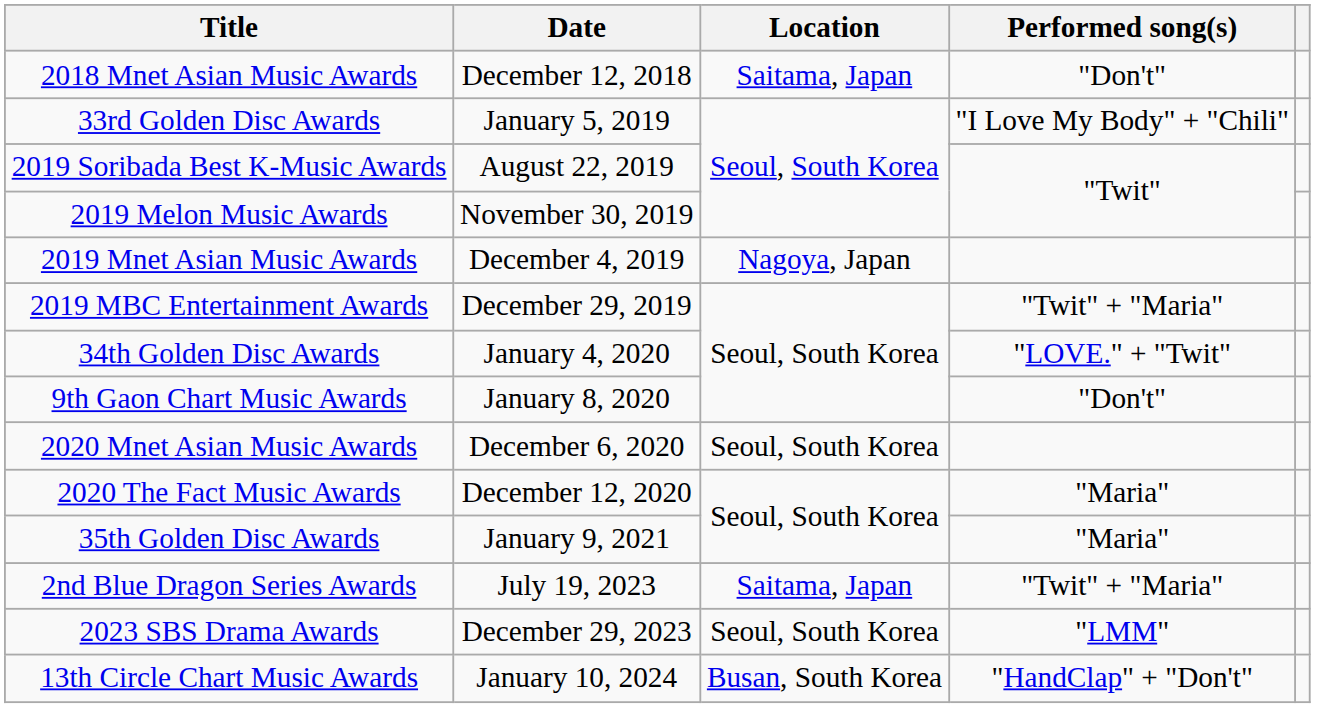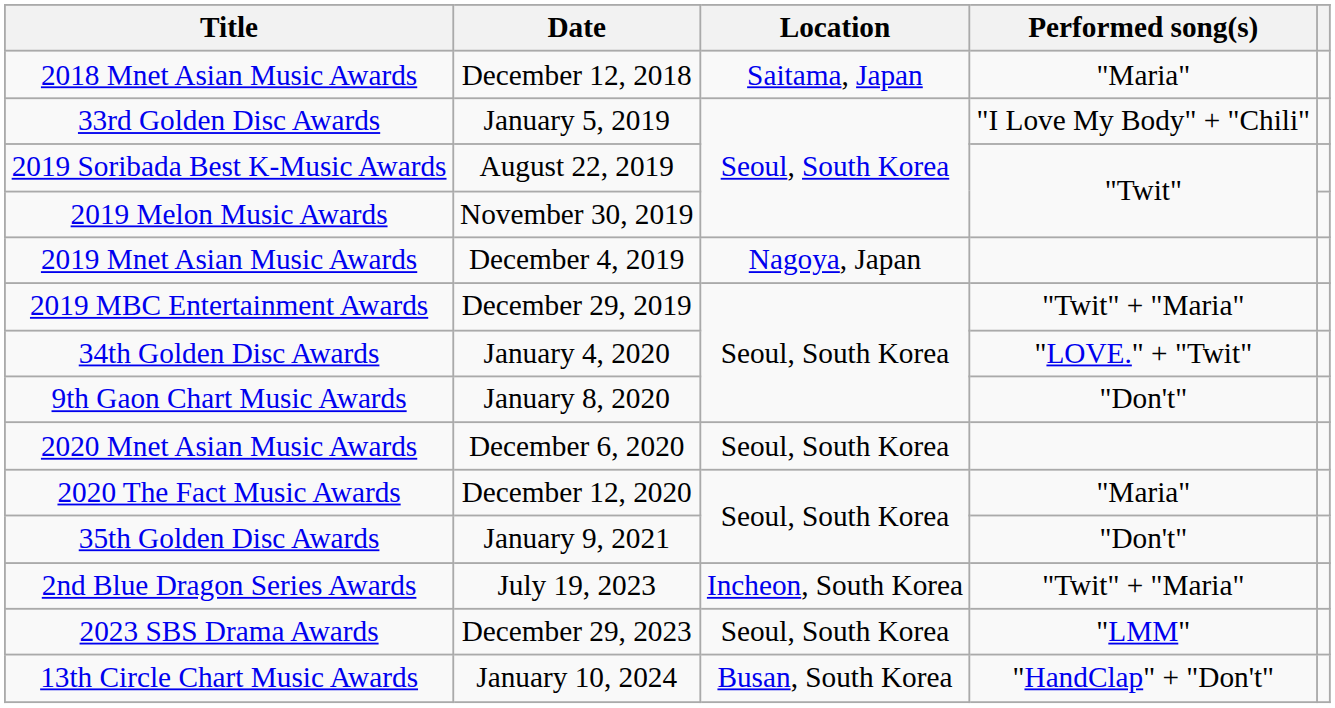(1122, 74) "Don't" -> (1143, 74) "Maria"
(1122, 538) "Maria" -> (1143, 538) "Don't"
(824, 584) Saitama, Japan -> (835, 584) Incheon, South Korea
